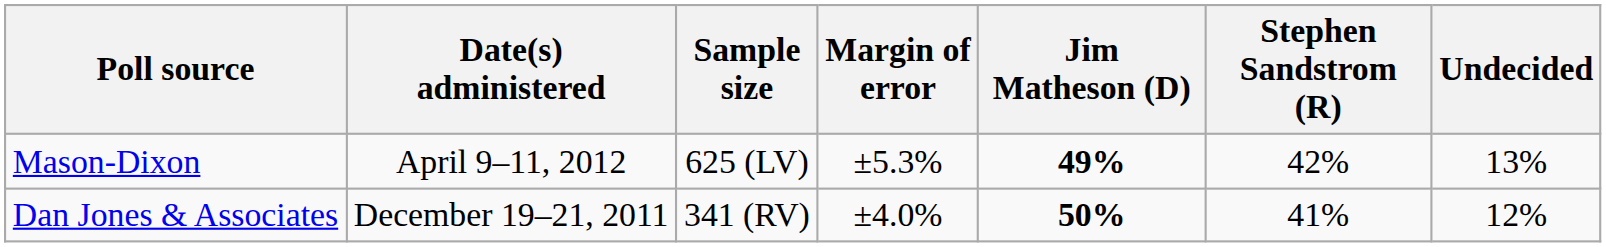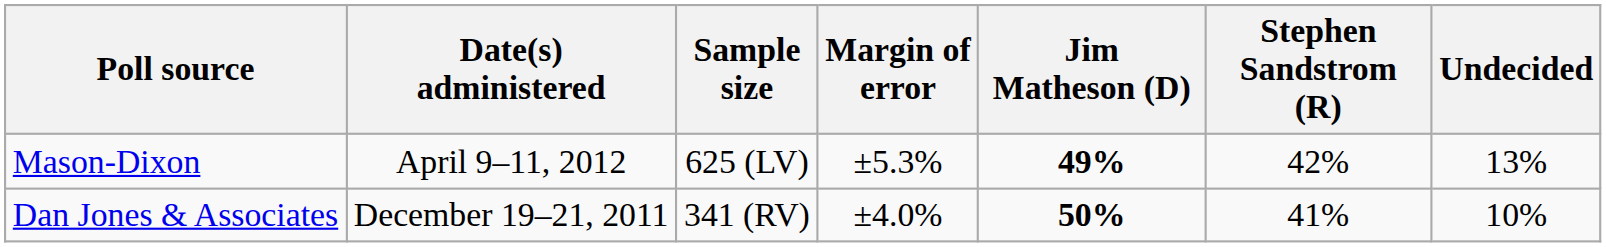(1516, 214) 12% -> (1516, 214) 10%
